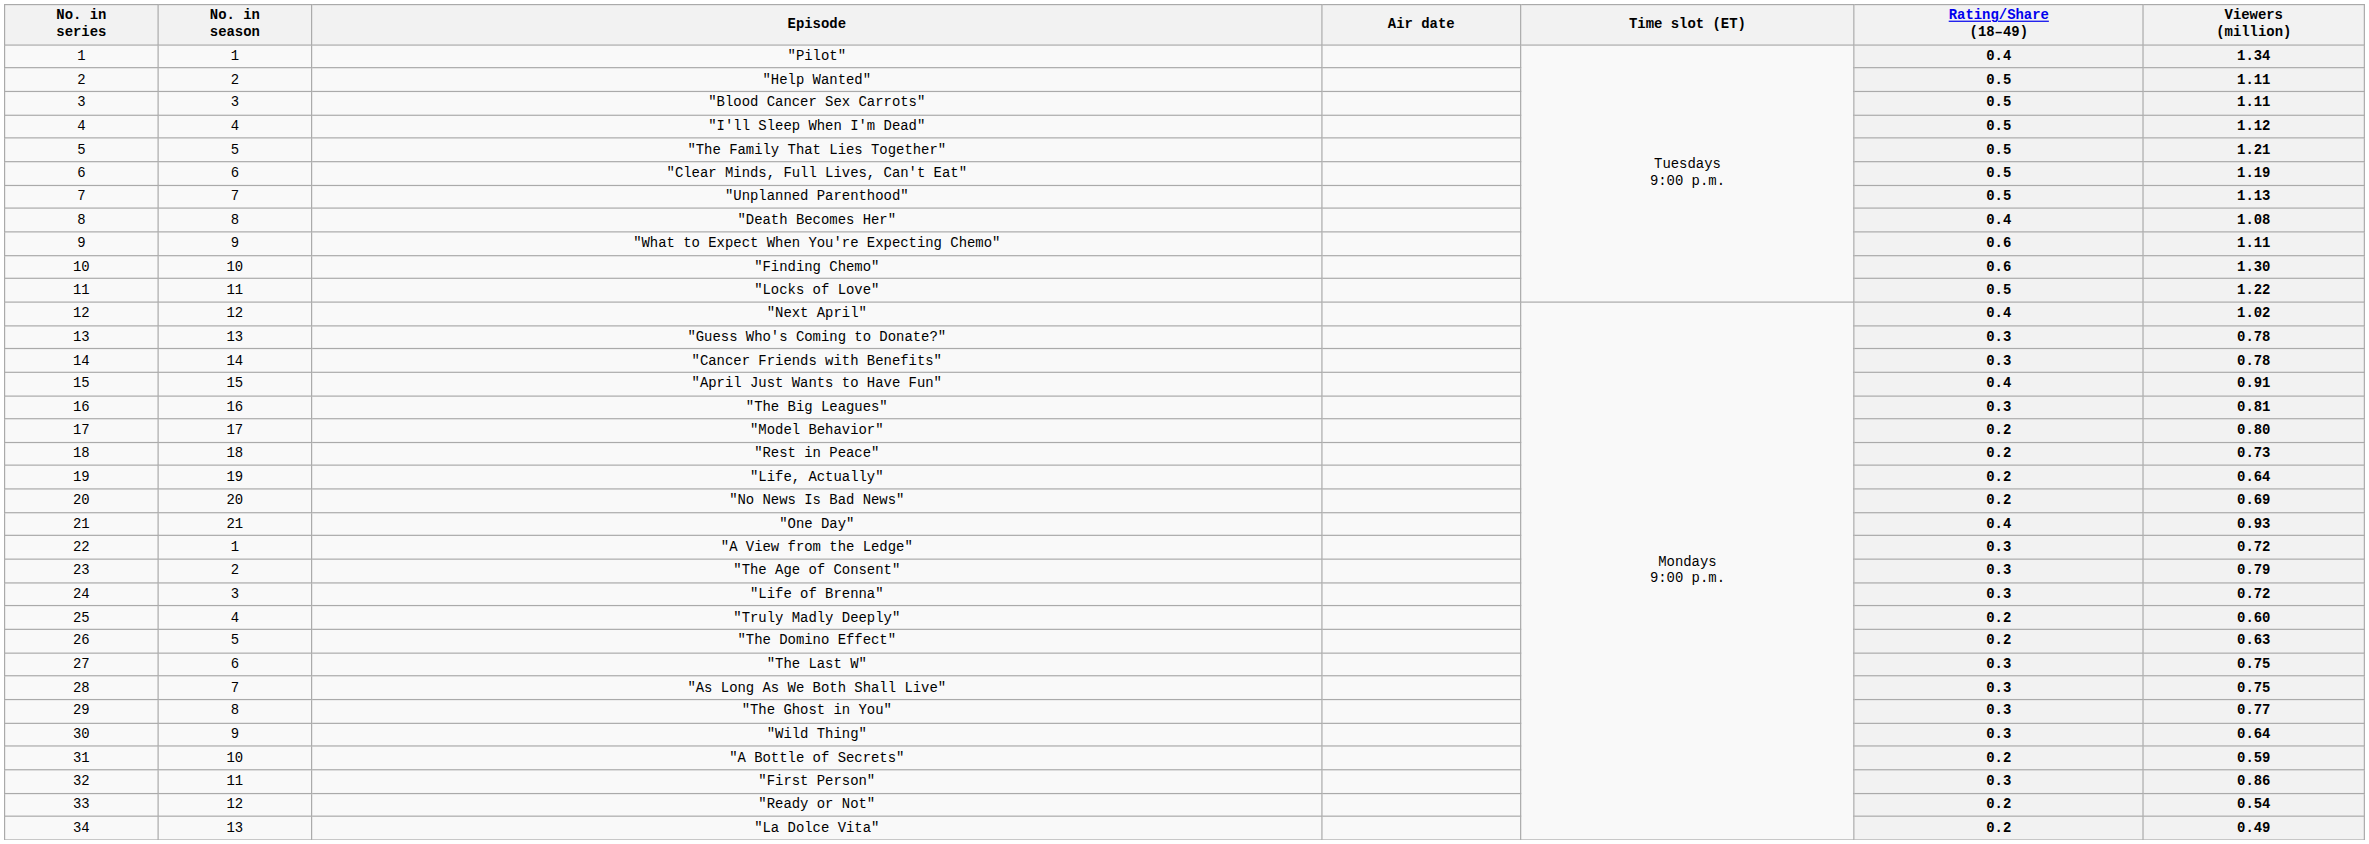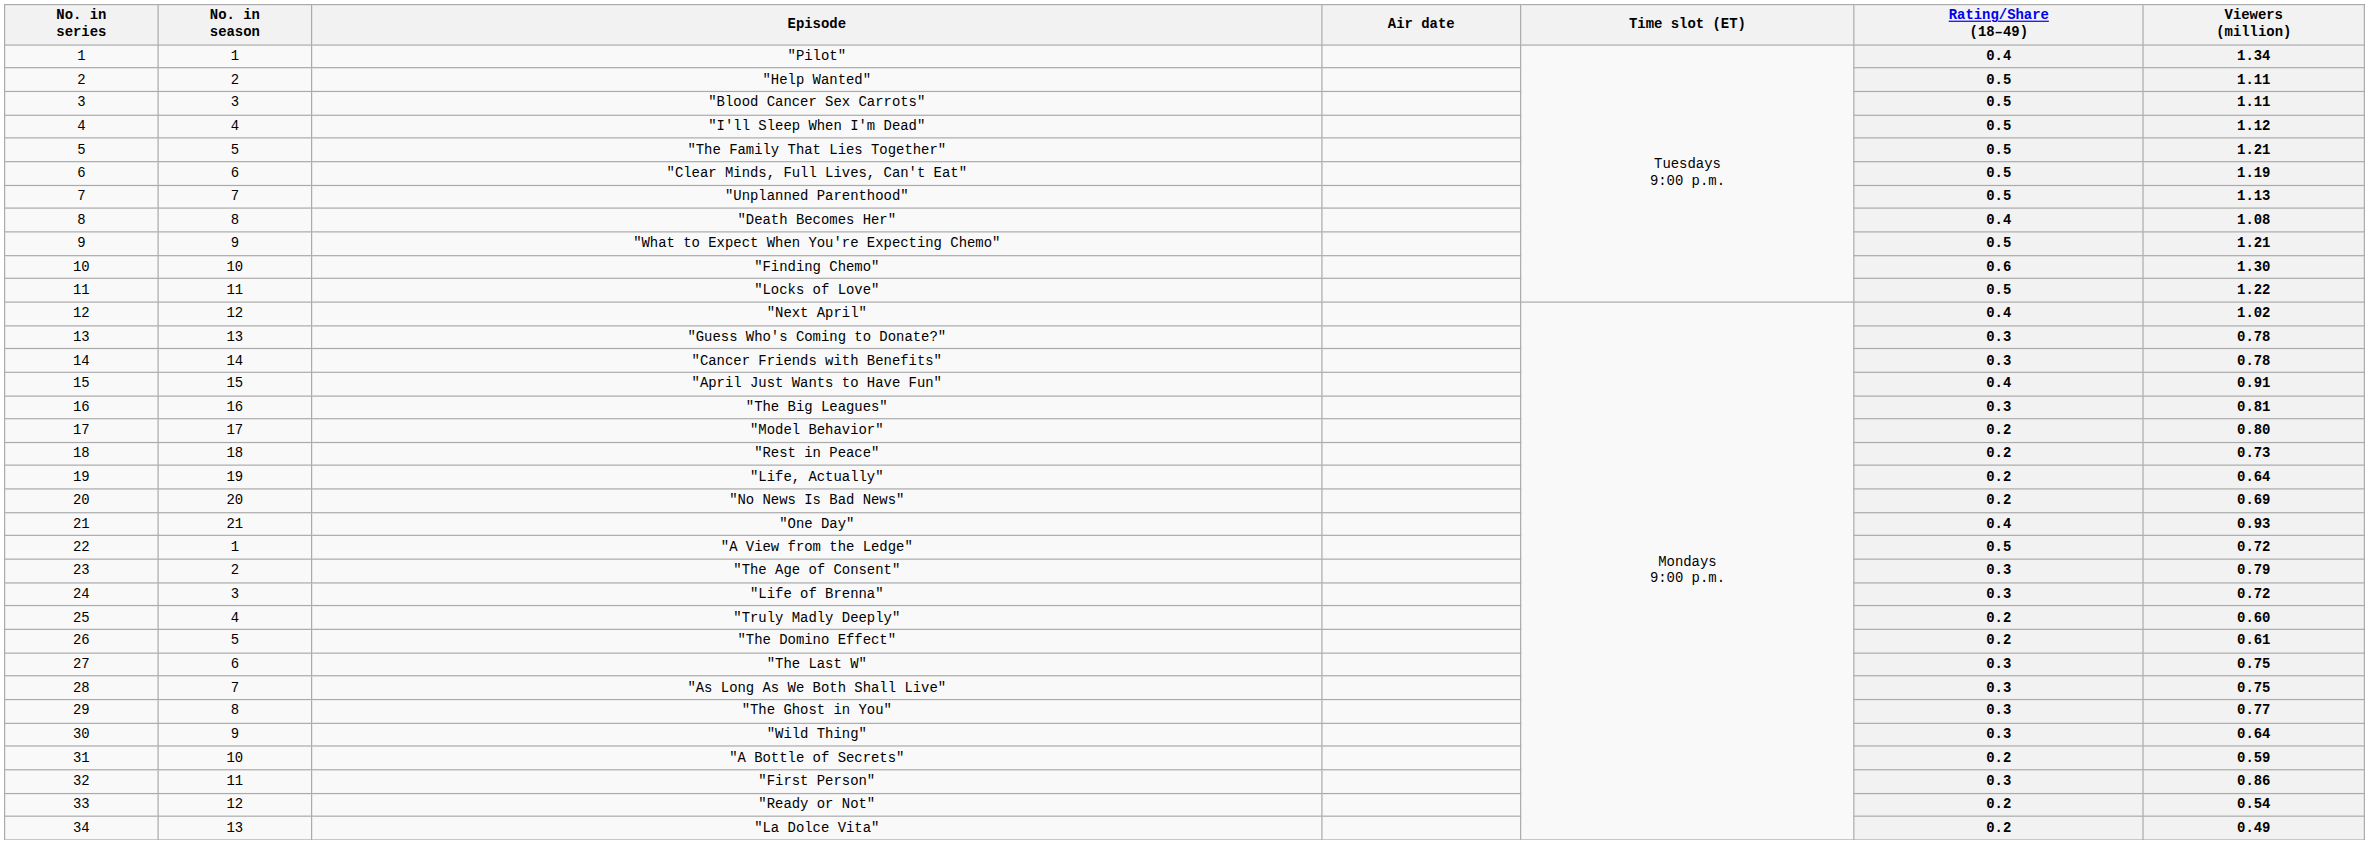(1999, 243) 0.6 -> (1999, 243) 0.5
(2254, 243) 1.11 -> (2254, 243) 1.21
(1999, 547) 0.3 -> (1999, 547) 0.5
(2254, 641) 0.63 -> (2254, 641) 0.61
